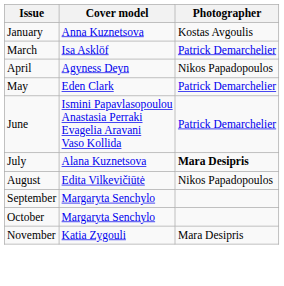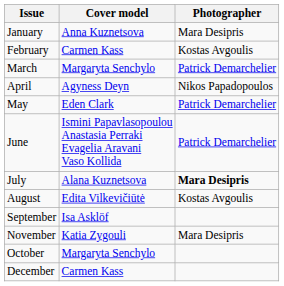(215, 31) Kostas Avgoulis -> (211, 31) Mara Desipris
+ row: (28, 50)
(85, 50) Isa Asklöf -> (108, 68) Margaryta Senchylo
(225, 180) Nikos Papadopoulos -> (215, 198) Kostas Avgoulis
(108, 198) Margaryta Senchylo -> (85, 216) Isa Asklöf
rows swapped: (26, 216) <-> (31, 235)
+ row: (31, 271)
